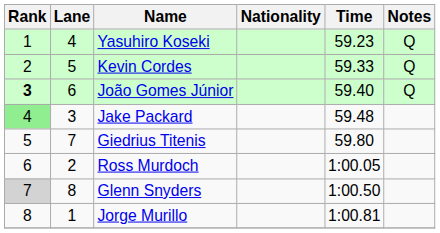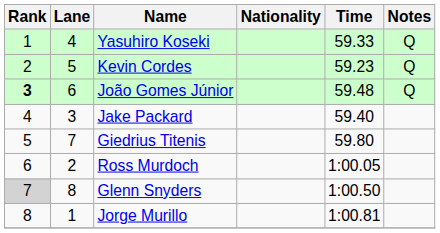(354, 41) 59.23 -> (354, 41) 59.33
(354, 66) 59.33 -> (354, 66) 59.23
(354, 91) 59.40 -> (354, 91) 59.48
(27, 116) lightgreen background -> (27, 116) no background
(354, 116) 59.48 -> (354, 116) 59.40
